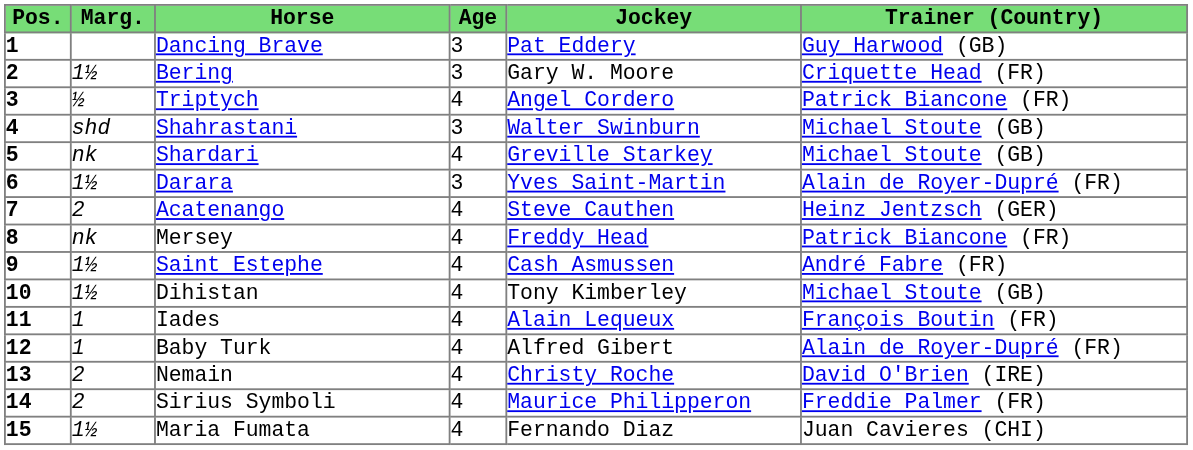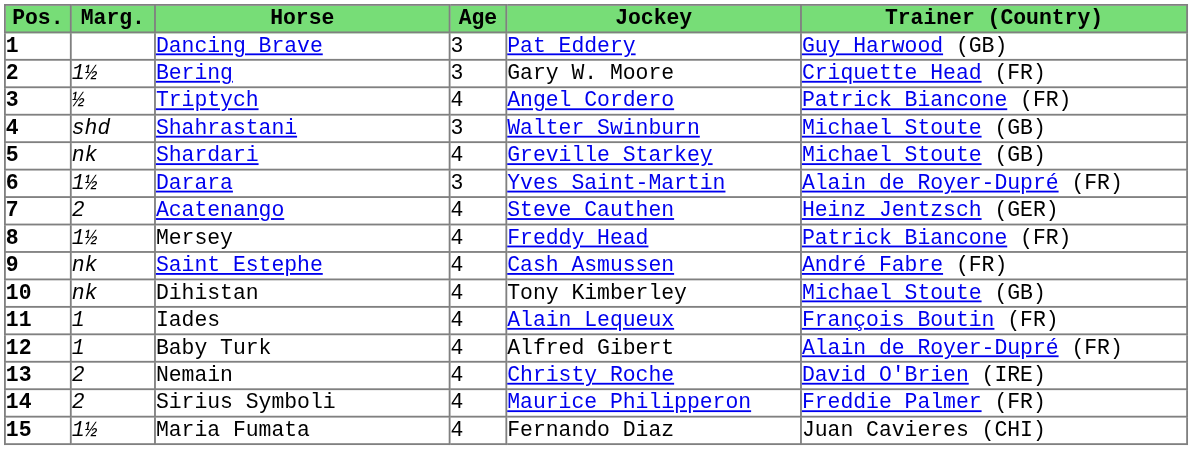(85, 238) nk -> (85, 238) 1½
(85, 266) 1½ -> (85, 266) nk
(85, 293) 1½ -> (85, 293) nk
